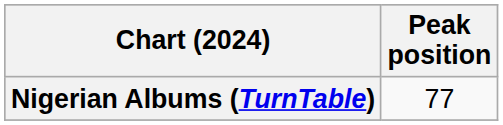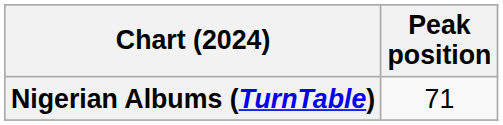(439, 98) 77 -> (439, 98) 71
